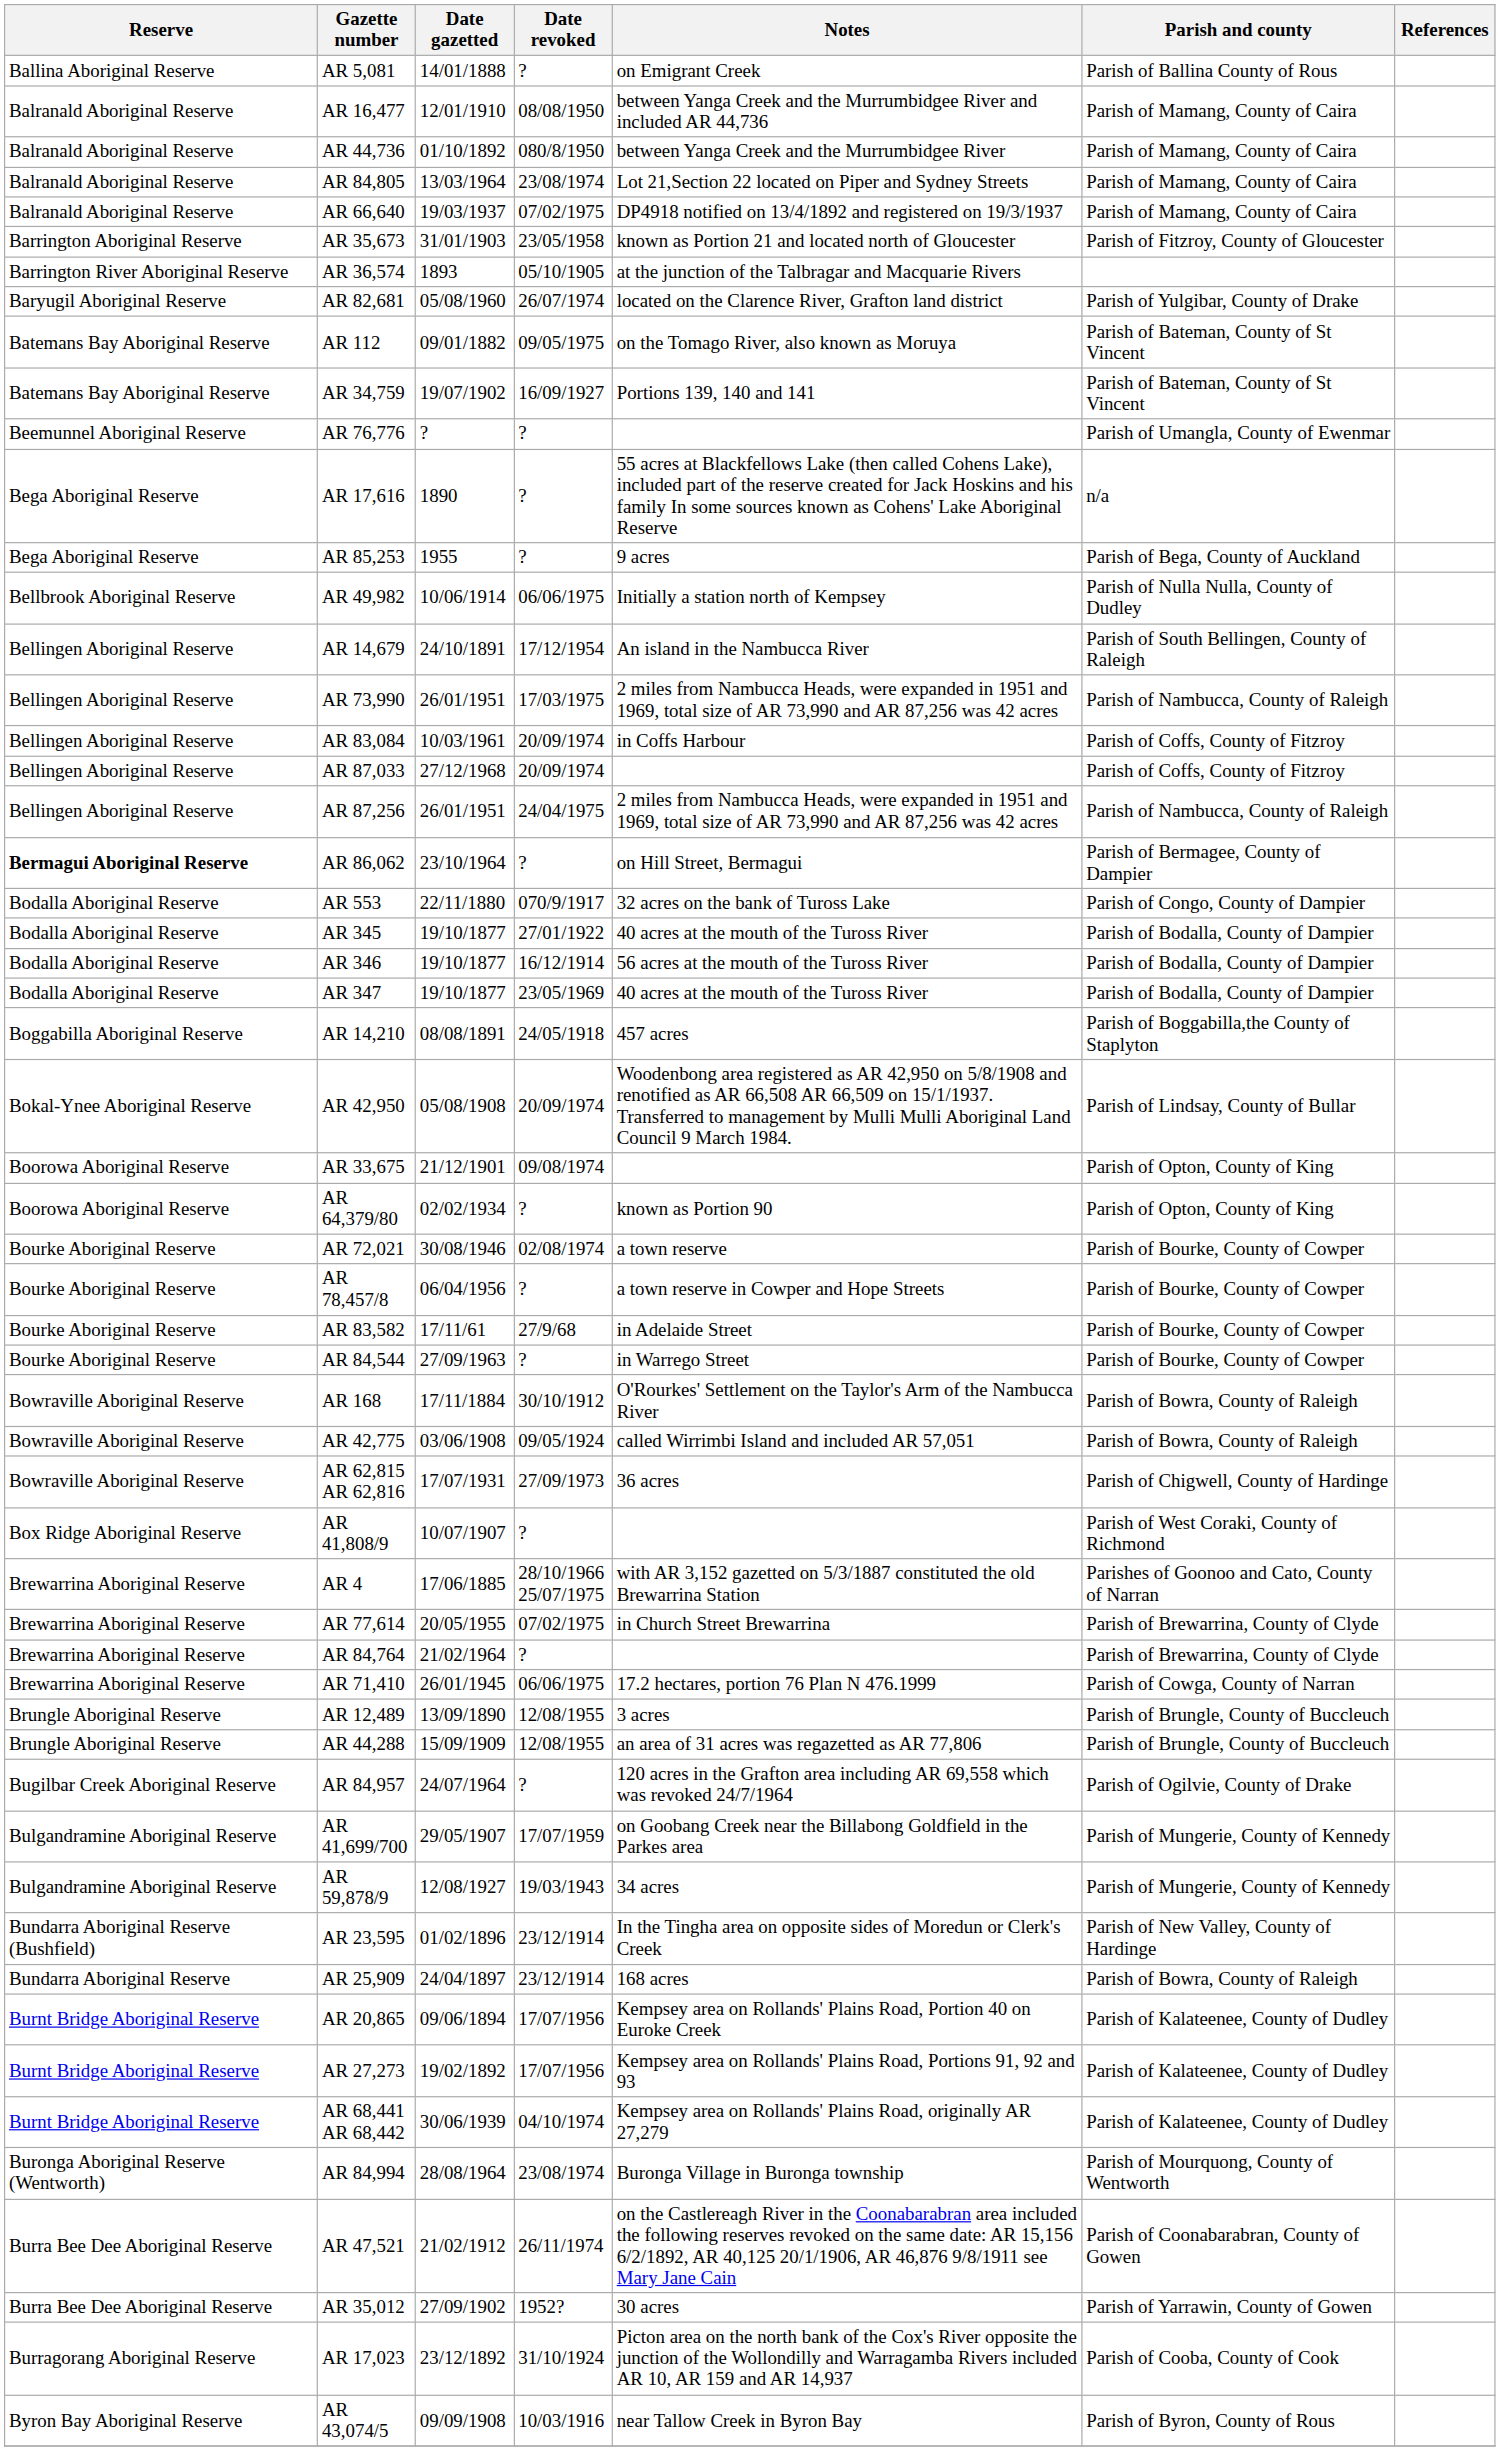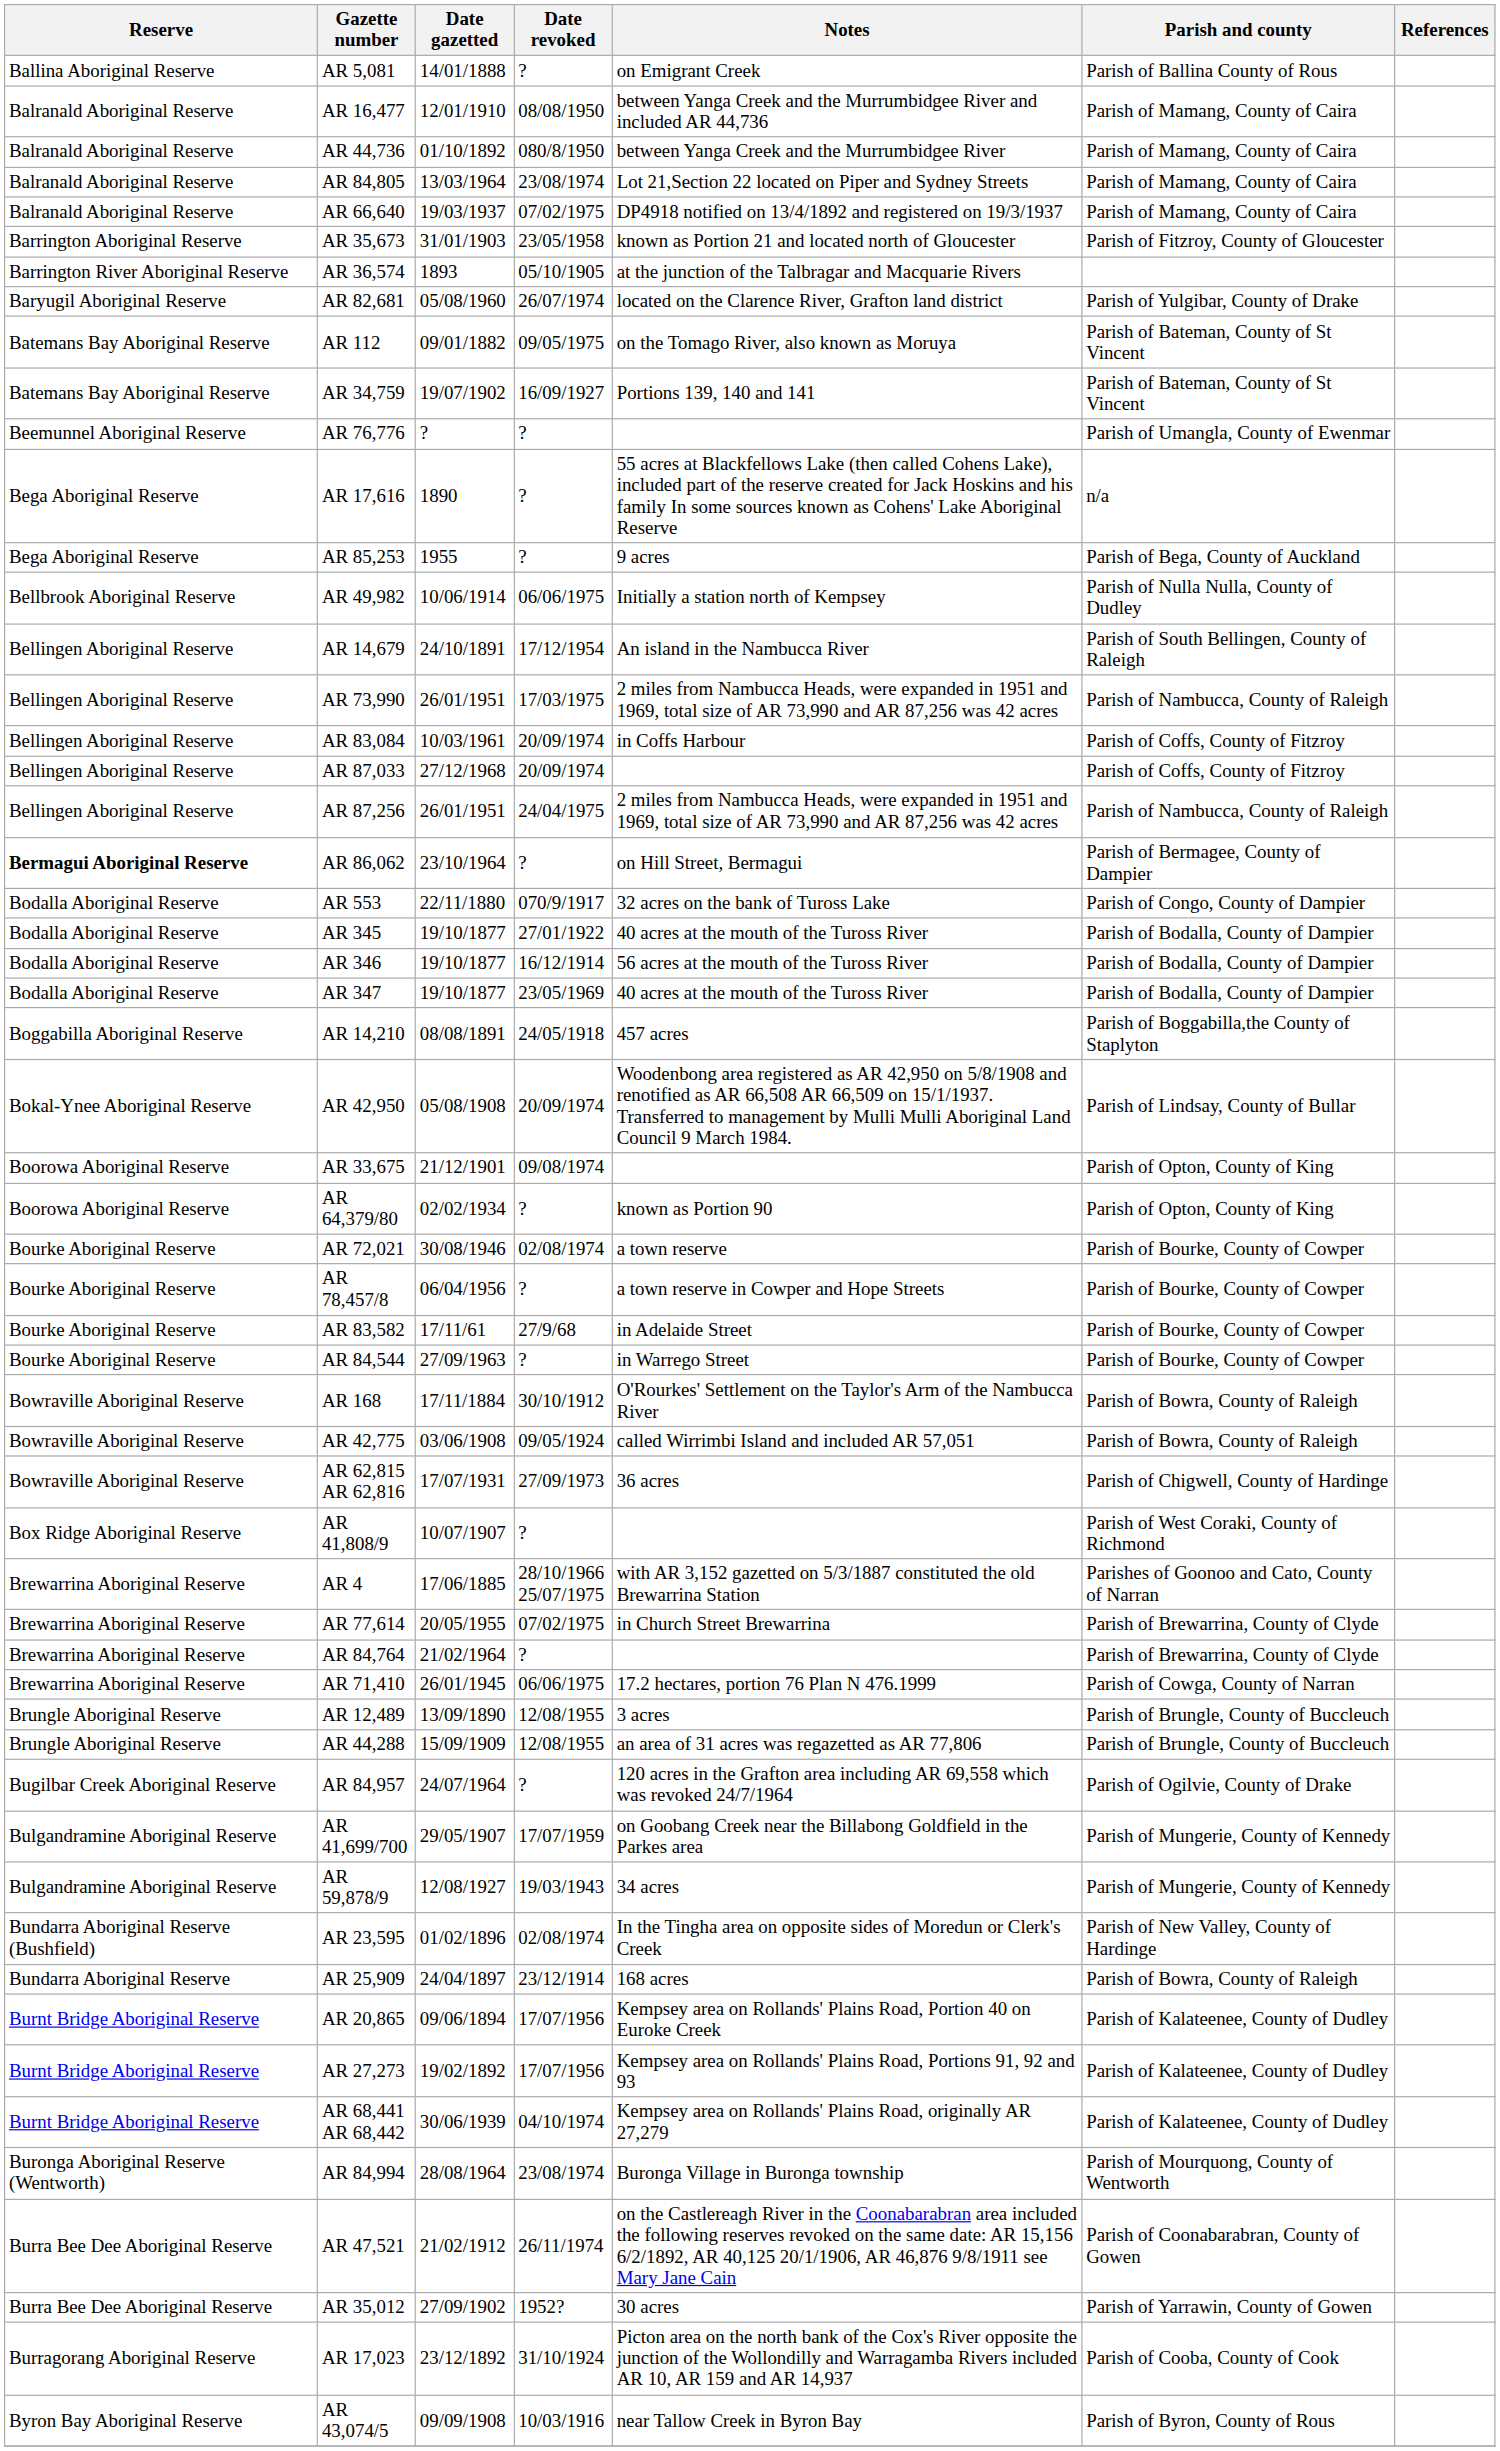(561, 1938) 23/12/1914 -> (561, 1938) 02/08/1974
